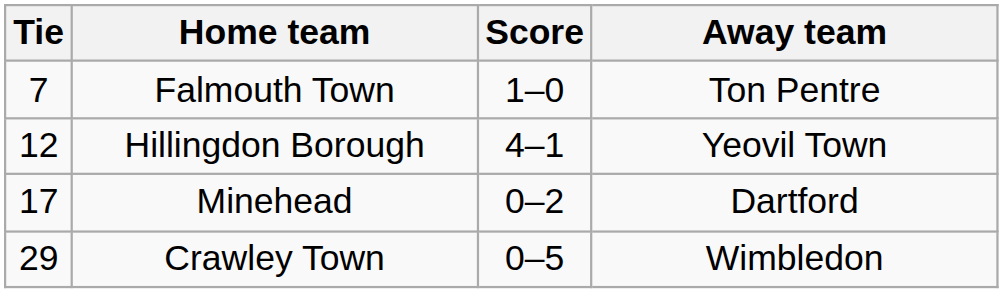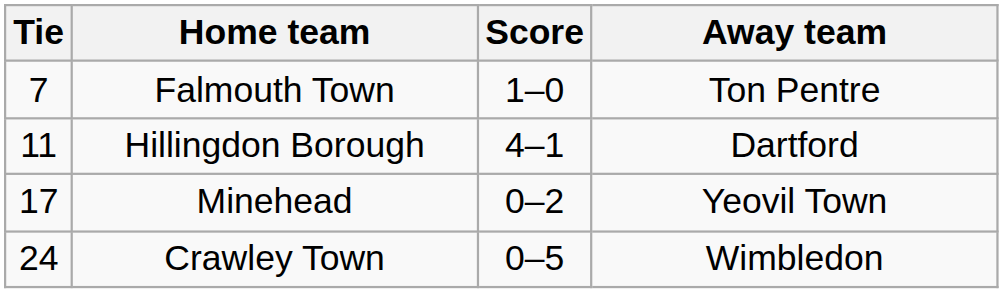(39, 145) 12 -> (39, 145) 11
(795, 145) Yeovil Town -> (795, 145) Dartford
(795, 201) Dartford -> (795, 201) Yeovil Town
(39, 257) 29 -> (39, 257) 24
